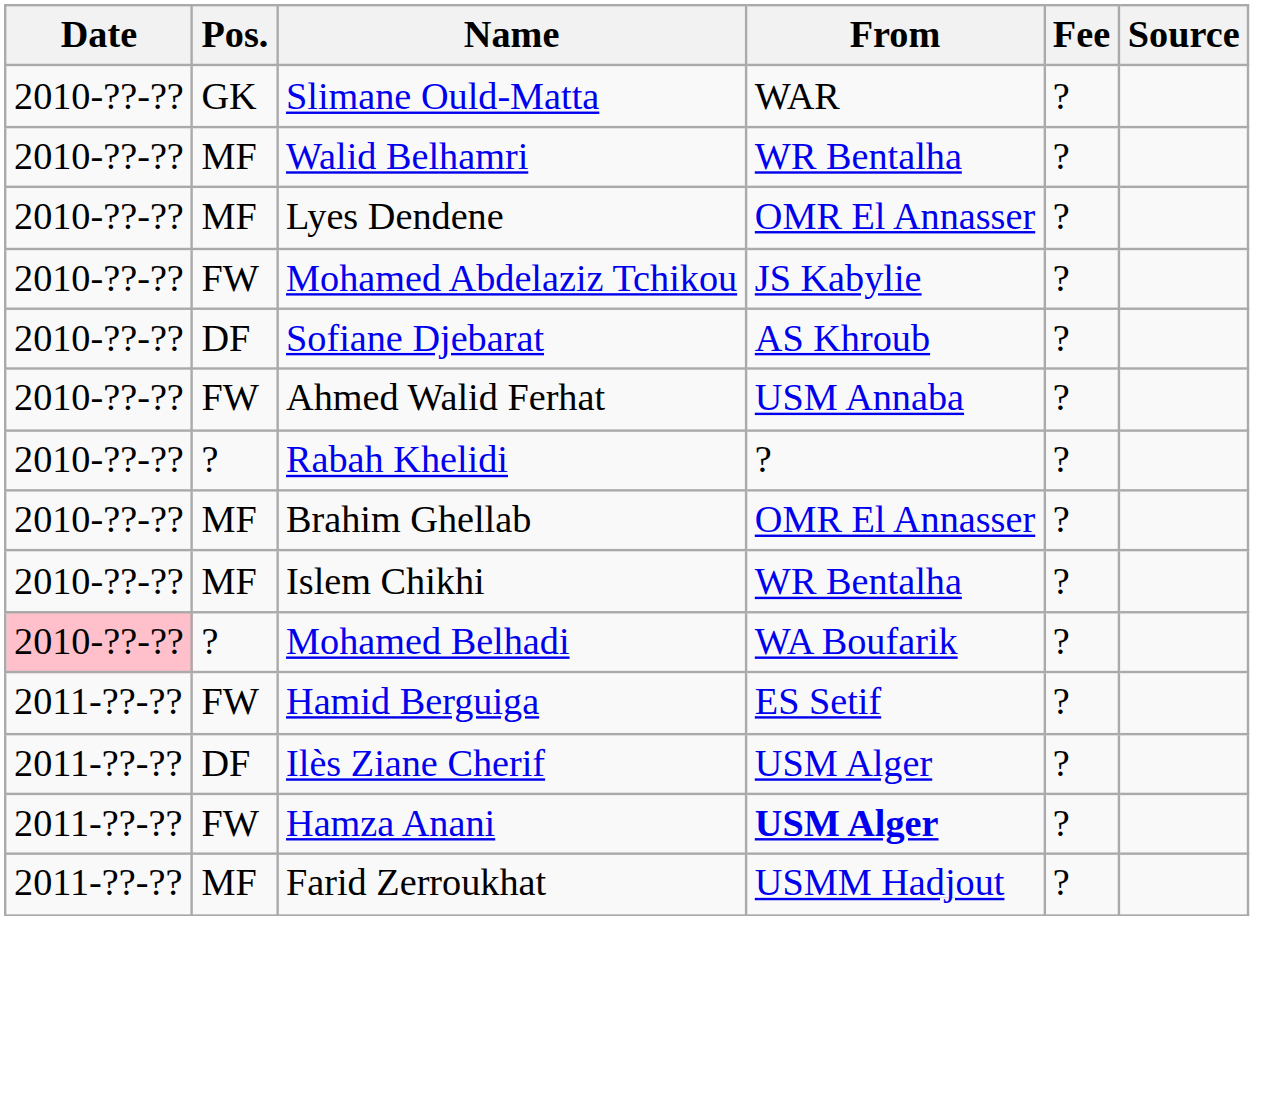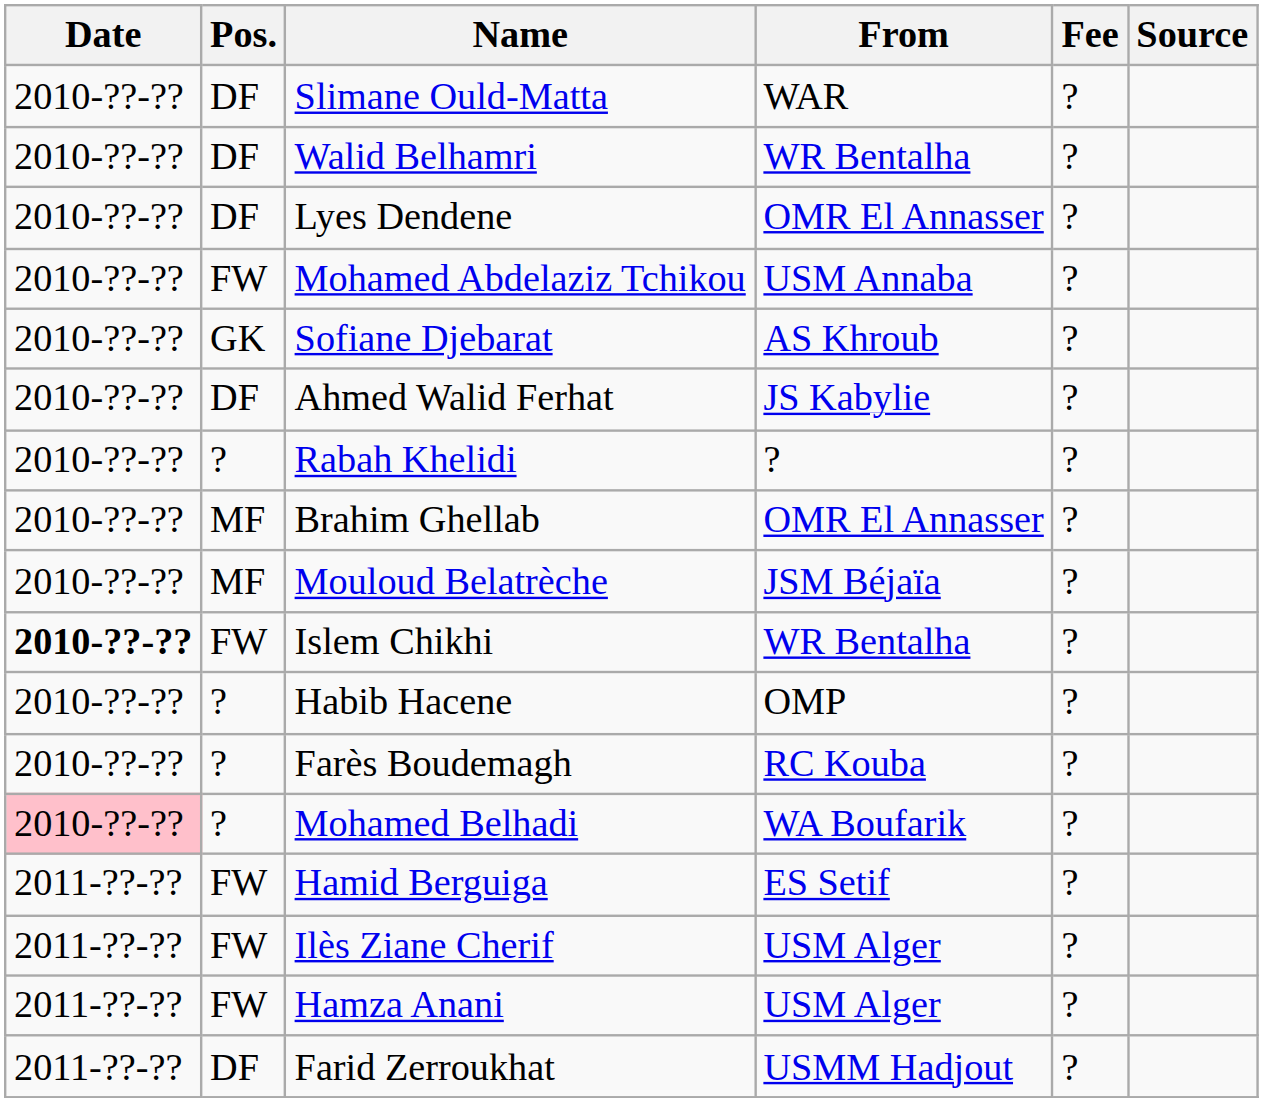(229, 95) GK -> (235, 95) DF
(229, 156) MF -> (235, 156) DF
(229, 216) MF -> (235, 216) DF
(838, 277) JS Kabylie -> (868, 277) USM Annaba
(226, 338) DF -> (238, 338) GK
(230, 398) FW -> (235, 398) DF
(859, 398) USM Annaba -> (847, 398) JS Kabylie
+ row: (451, 580)
(99, 580) normal -> (103, 641) bold
(229, 580) MF -> (239, 641) FW
+ row: (403, 701)
+ row: (433, 762)
(226, 762) DF -> (239, 944) FW
(847, 823) bold -> (852, 1005) normal
(229, 883) MF -> (235, 1065) DF
